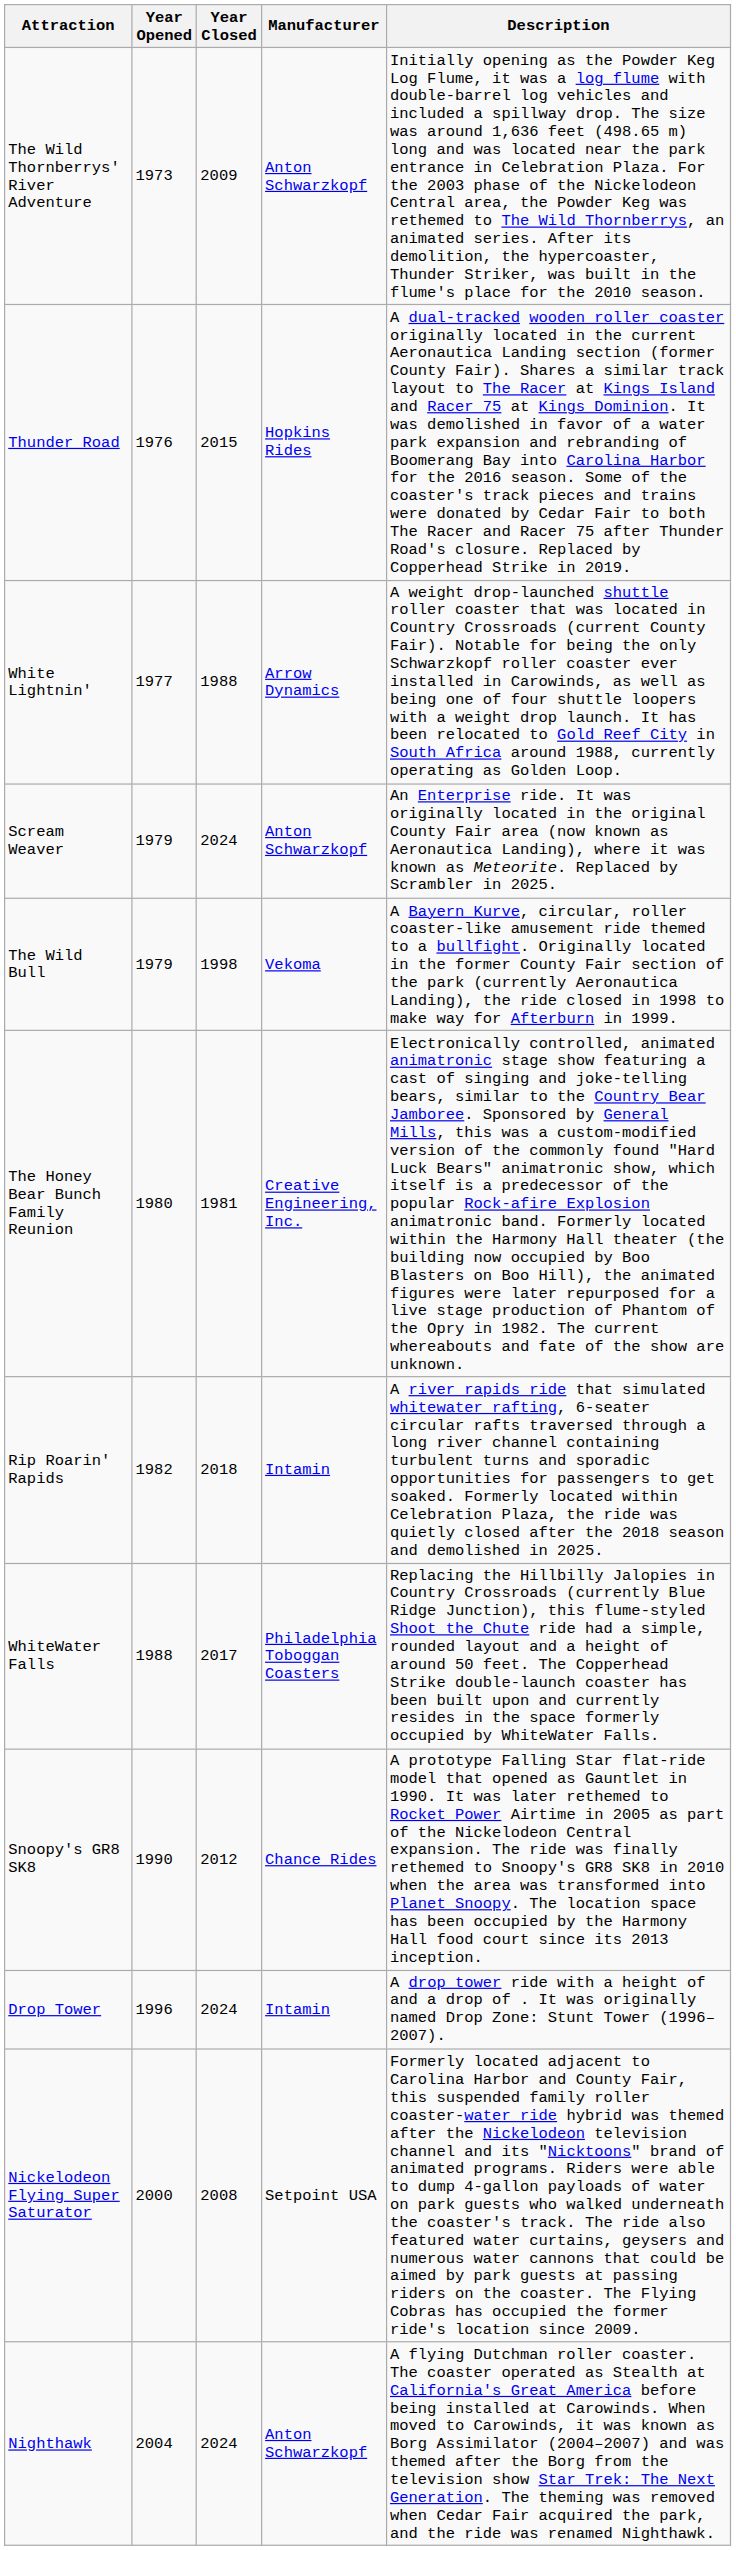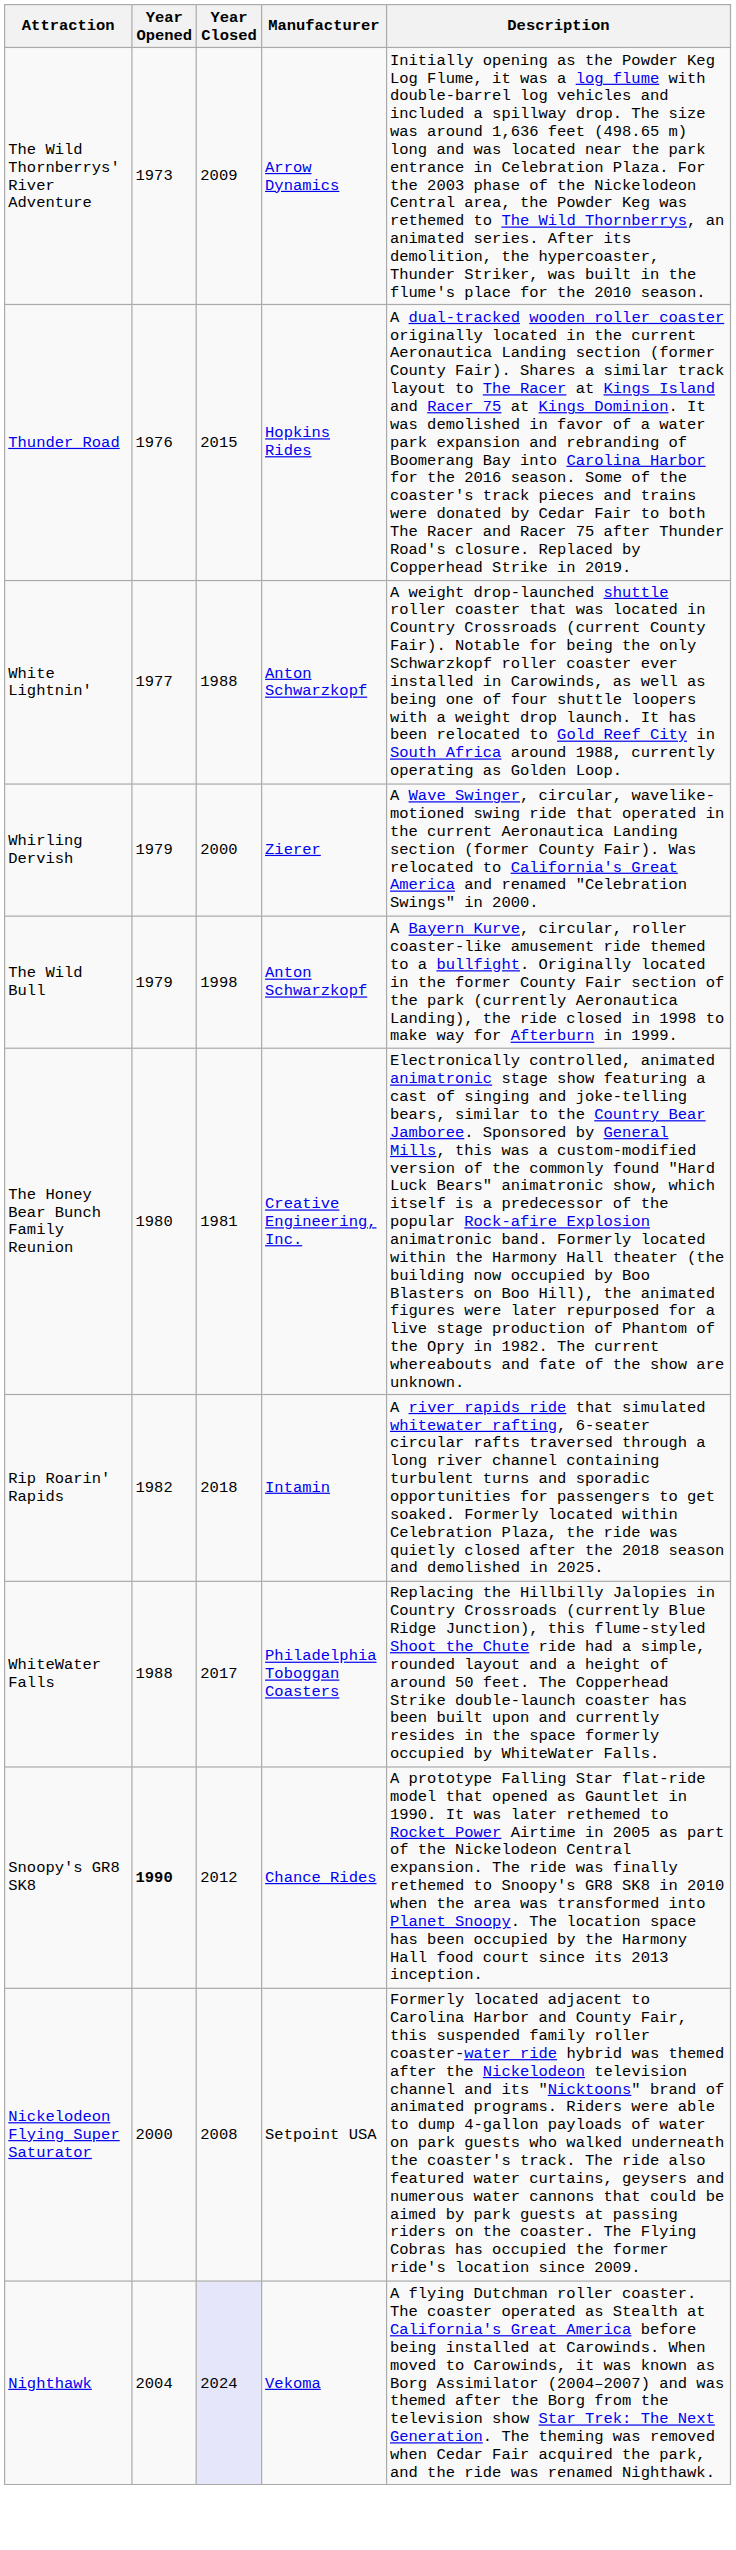(316, 176) Anton Schwarzkopf -> (302, 176) Arrow Dynamics
(302, 682) Arrow Dynamics -> (316, 682) Anton Schwarzkopf
- row: (36, 841)
+ row: (45, 850)
(293, 964) Vekoma -> (316, 982) Anton Schwarzkopf
(154, 1860) normal -> (154, 1877) bold
- row: (55, 2010)
(219, 2444) no background -> (219, 2383) lavender background
(316, 2444) Anton Schwarzkopf -> (293, 2383) Vekoma
